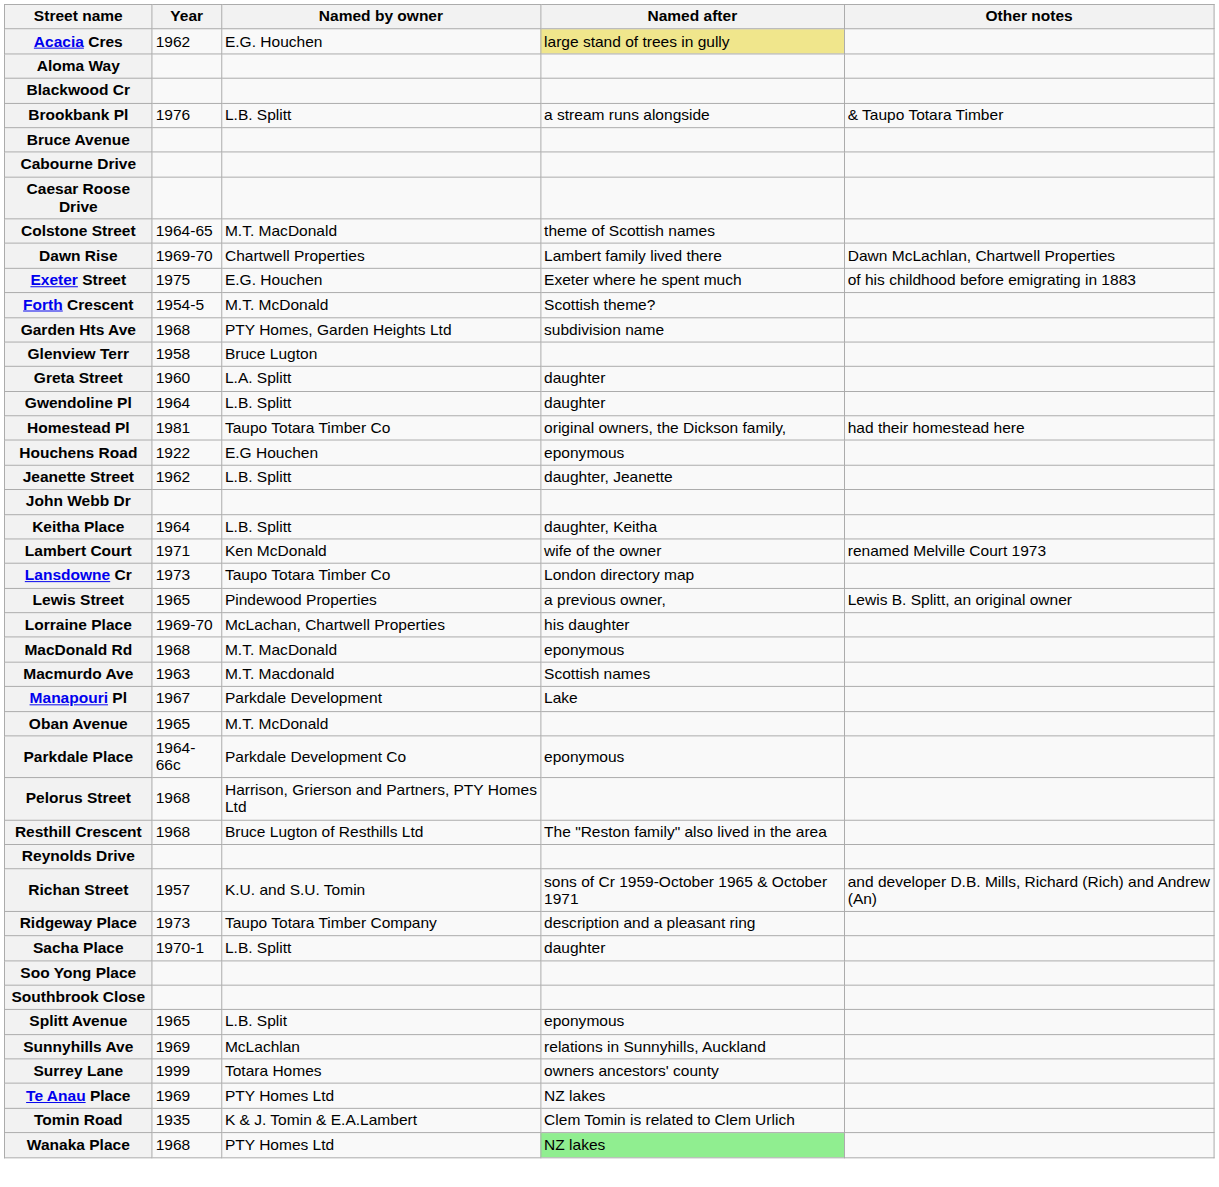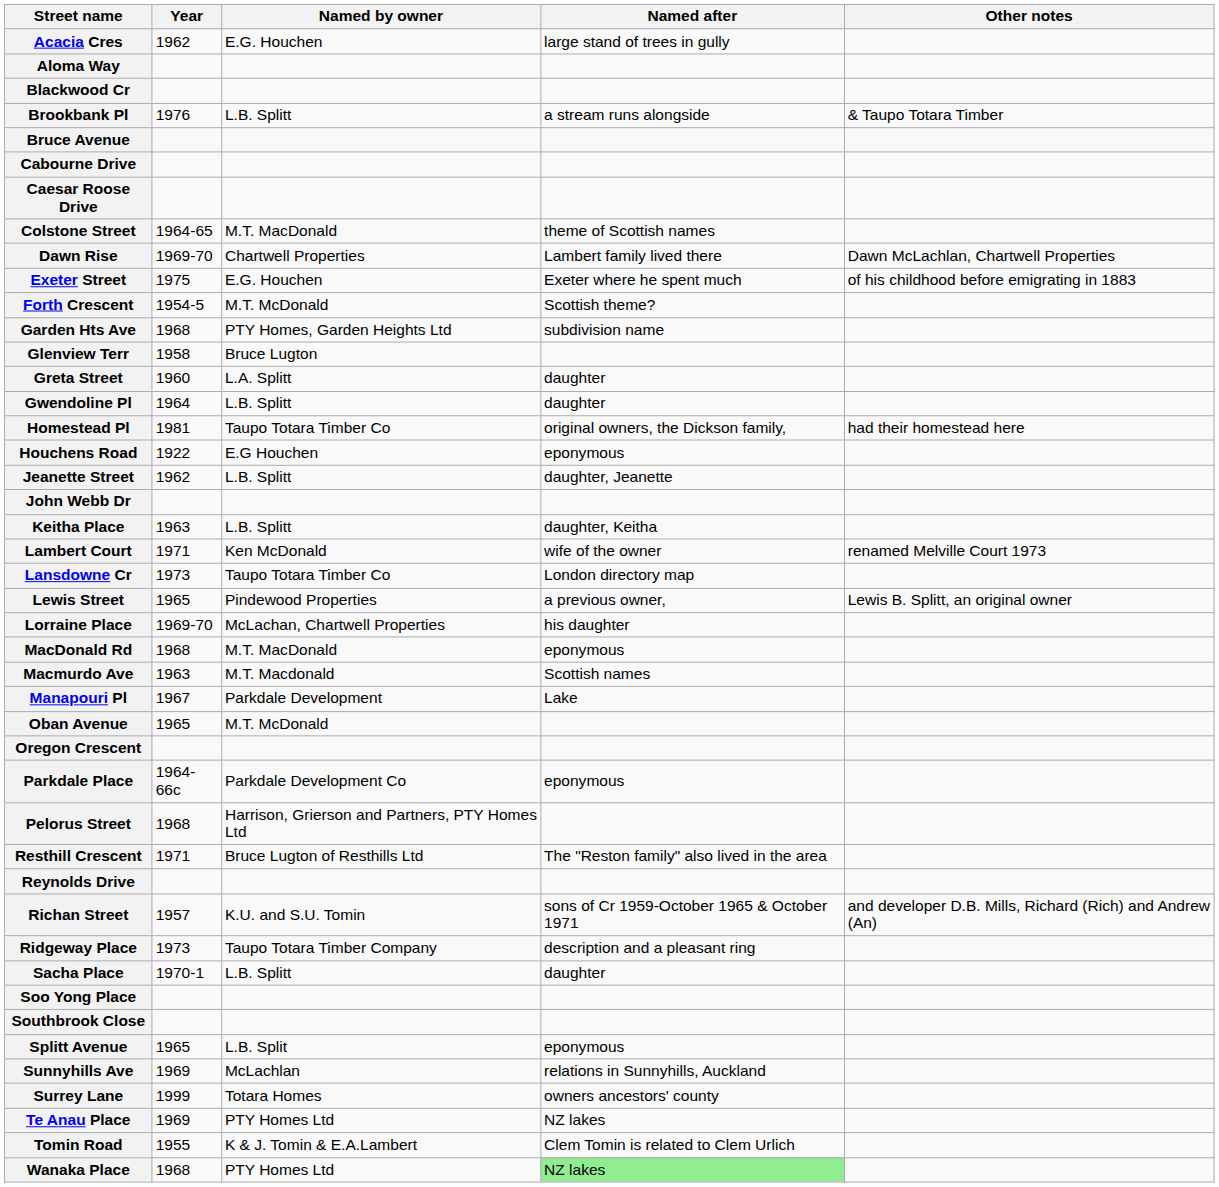(637, 41) khaki background -> (637, 41) no background
(173, 526) 1964 -> (173, 526) 1963
+ row: (78, 748)
(173, 832) 1968 -> (173, 856) 1971
(173, 1120) 1935 -> (173, 1145) 1955
